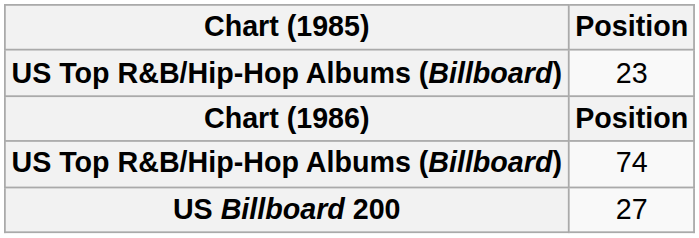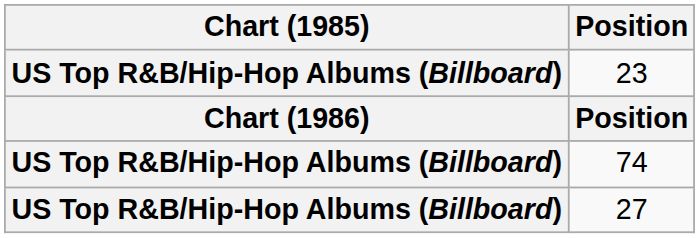(287, 208) US Billboard 200 -> (287, 208) US Top R&B/Hip-Hop Albums (Billboard)
